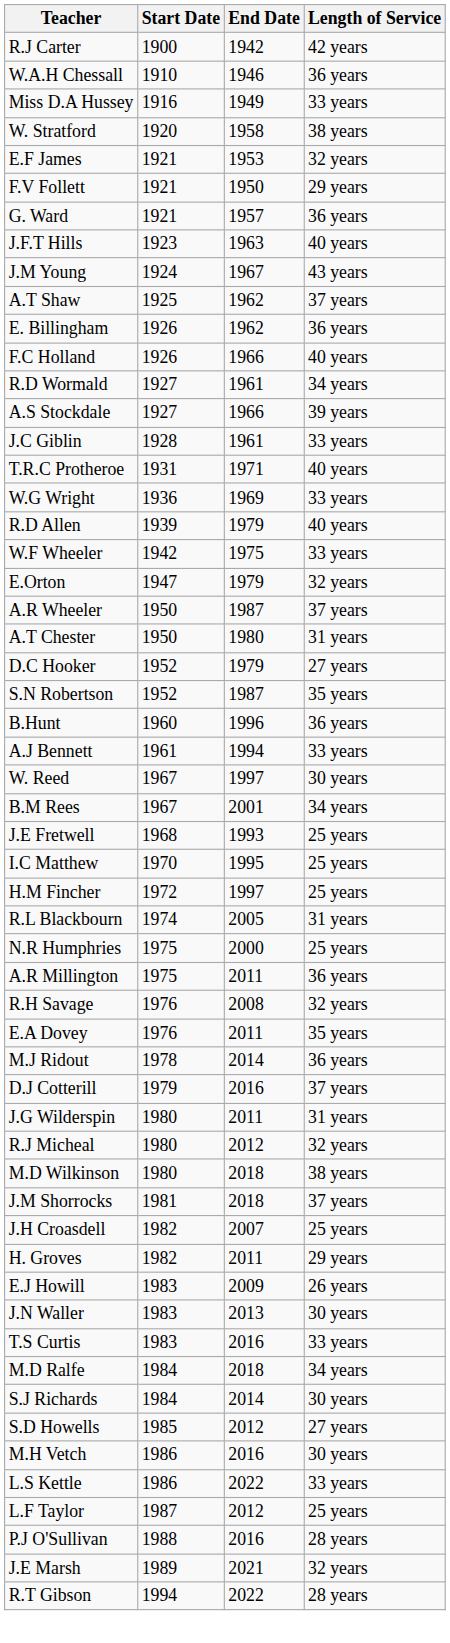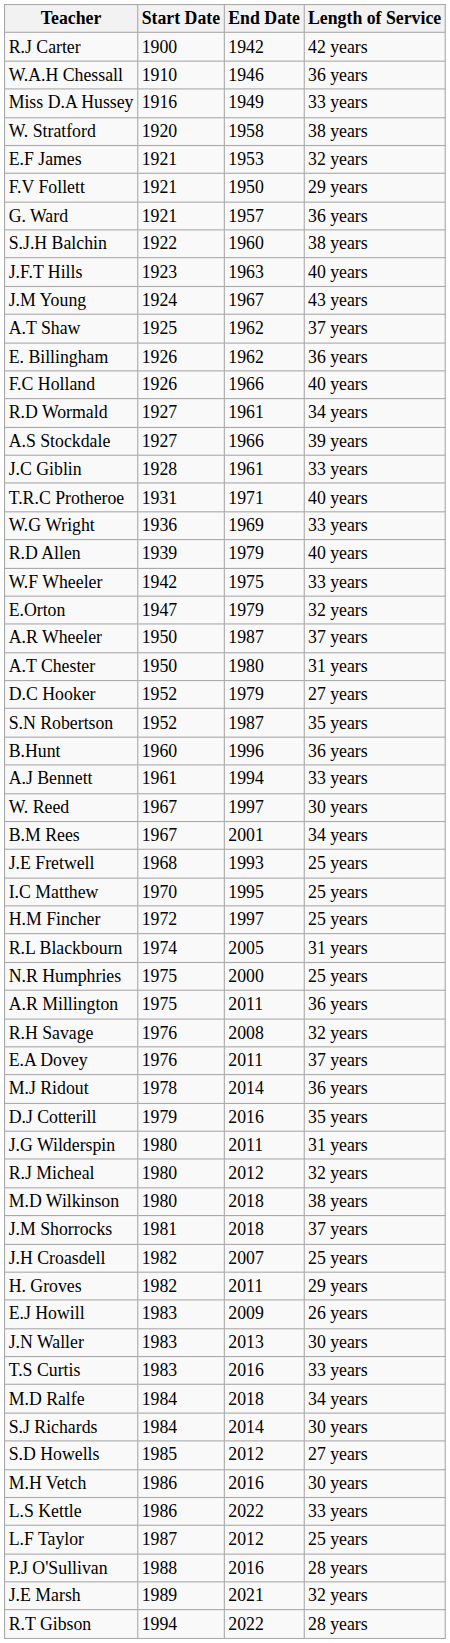+ row: (58, 243)
(338, 1032) 35 years -> (338, 1060) 37 years
(338, 1088) 37 years -> (338, 1117) 35 years
